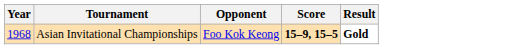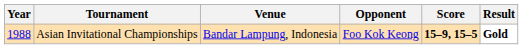+ column: (270, 14)
(19, 34) 1968 -> (19, 34) 1988
